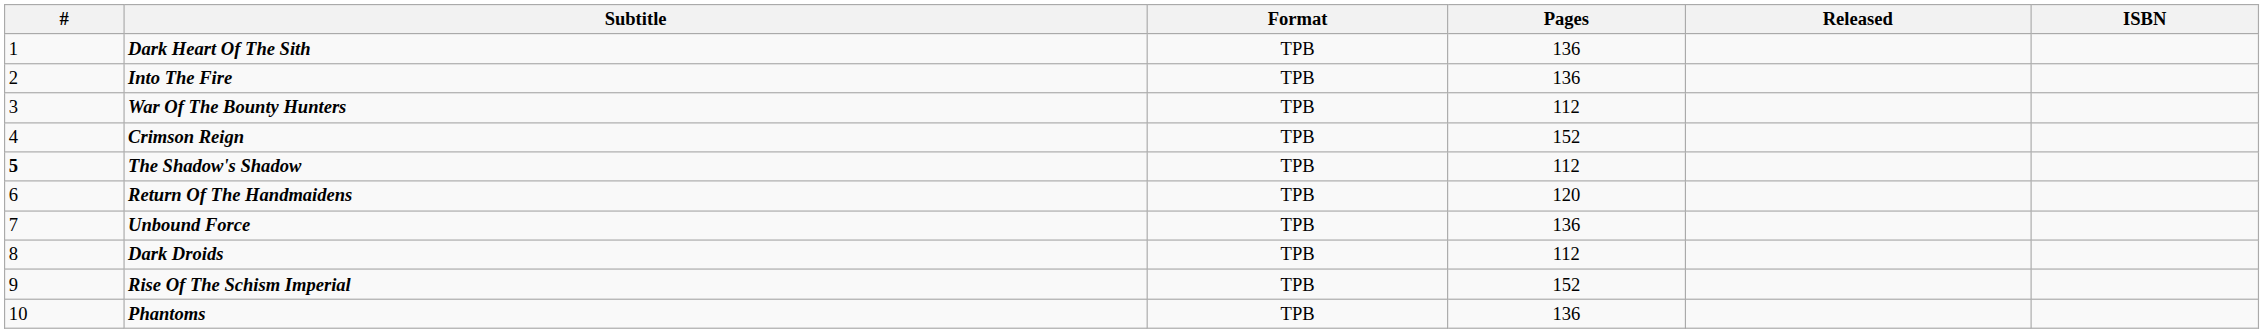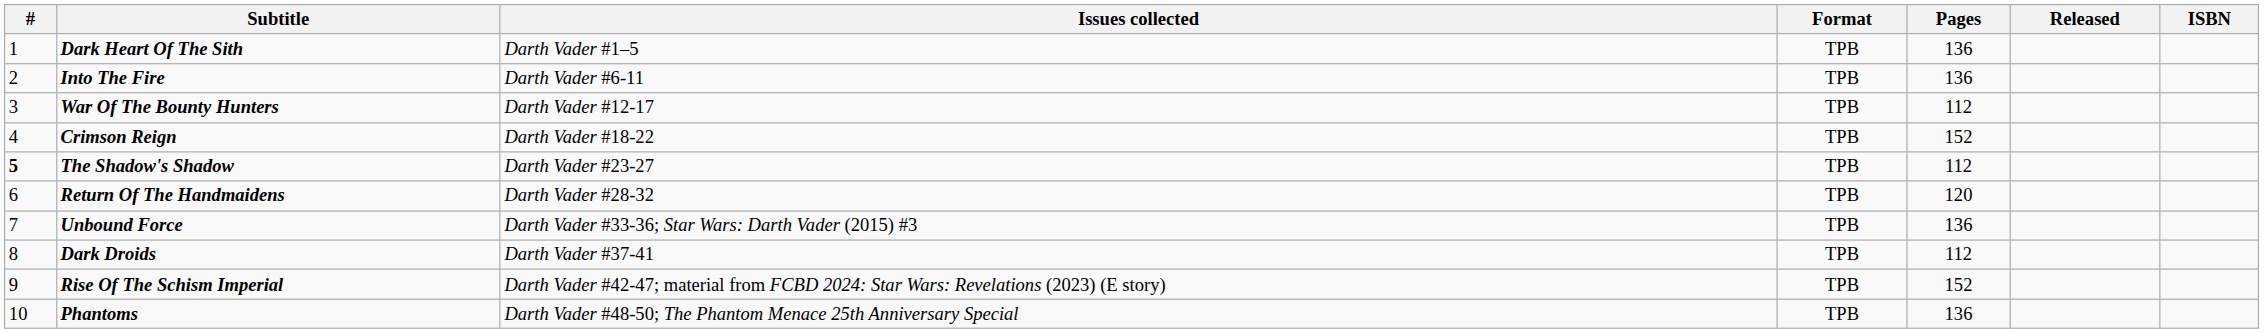+ column: (1138, 19)
